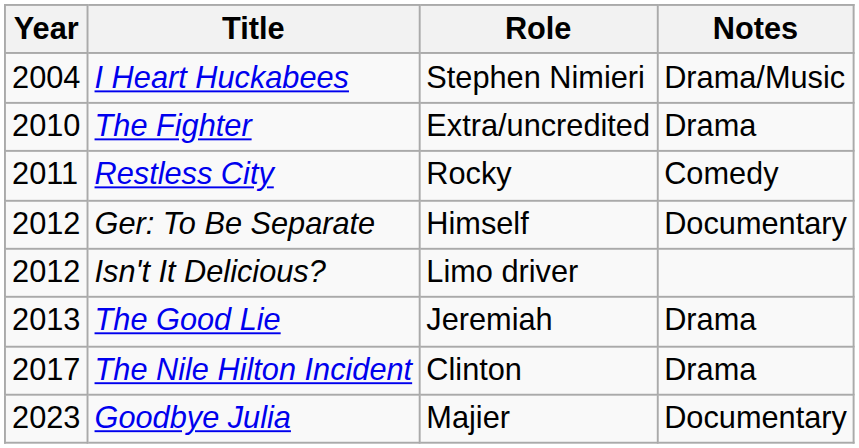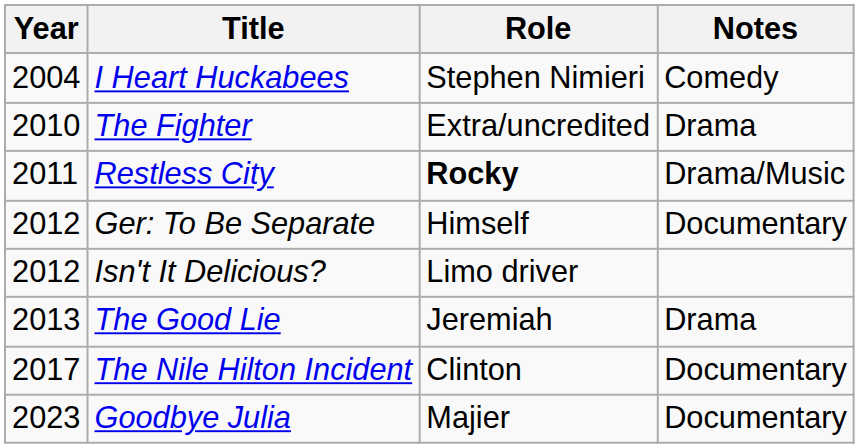(755, 77) Drama/Music -> (721, 77) Comedy
(469, 175) normal -> (472, 175) bold
(721, 175) Comedy -> (755, 175) Drama/Music
(710, 369) Drama -> (756, 369) Documentary
